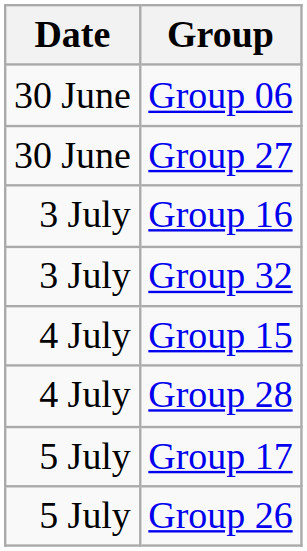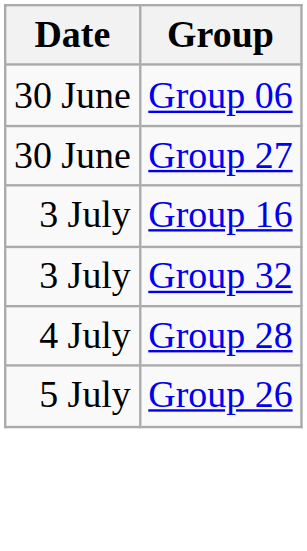- row: (220, 335)
- row: (220, 455)
